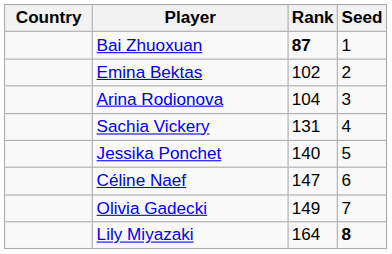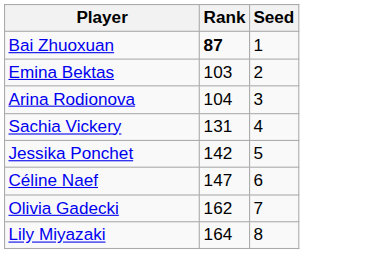- column: (49, 18)
(306, 72) 102 -> (218, 72) 103
(306, 153) 140 -> (218, 153) 142
(306, 208) 149 -> (218, 208) 162
(346, 235) bold -> (258, 235) normal
